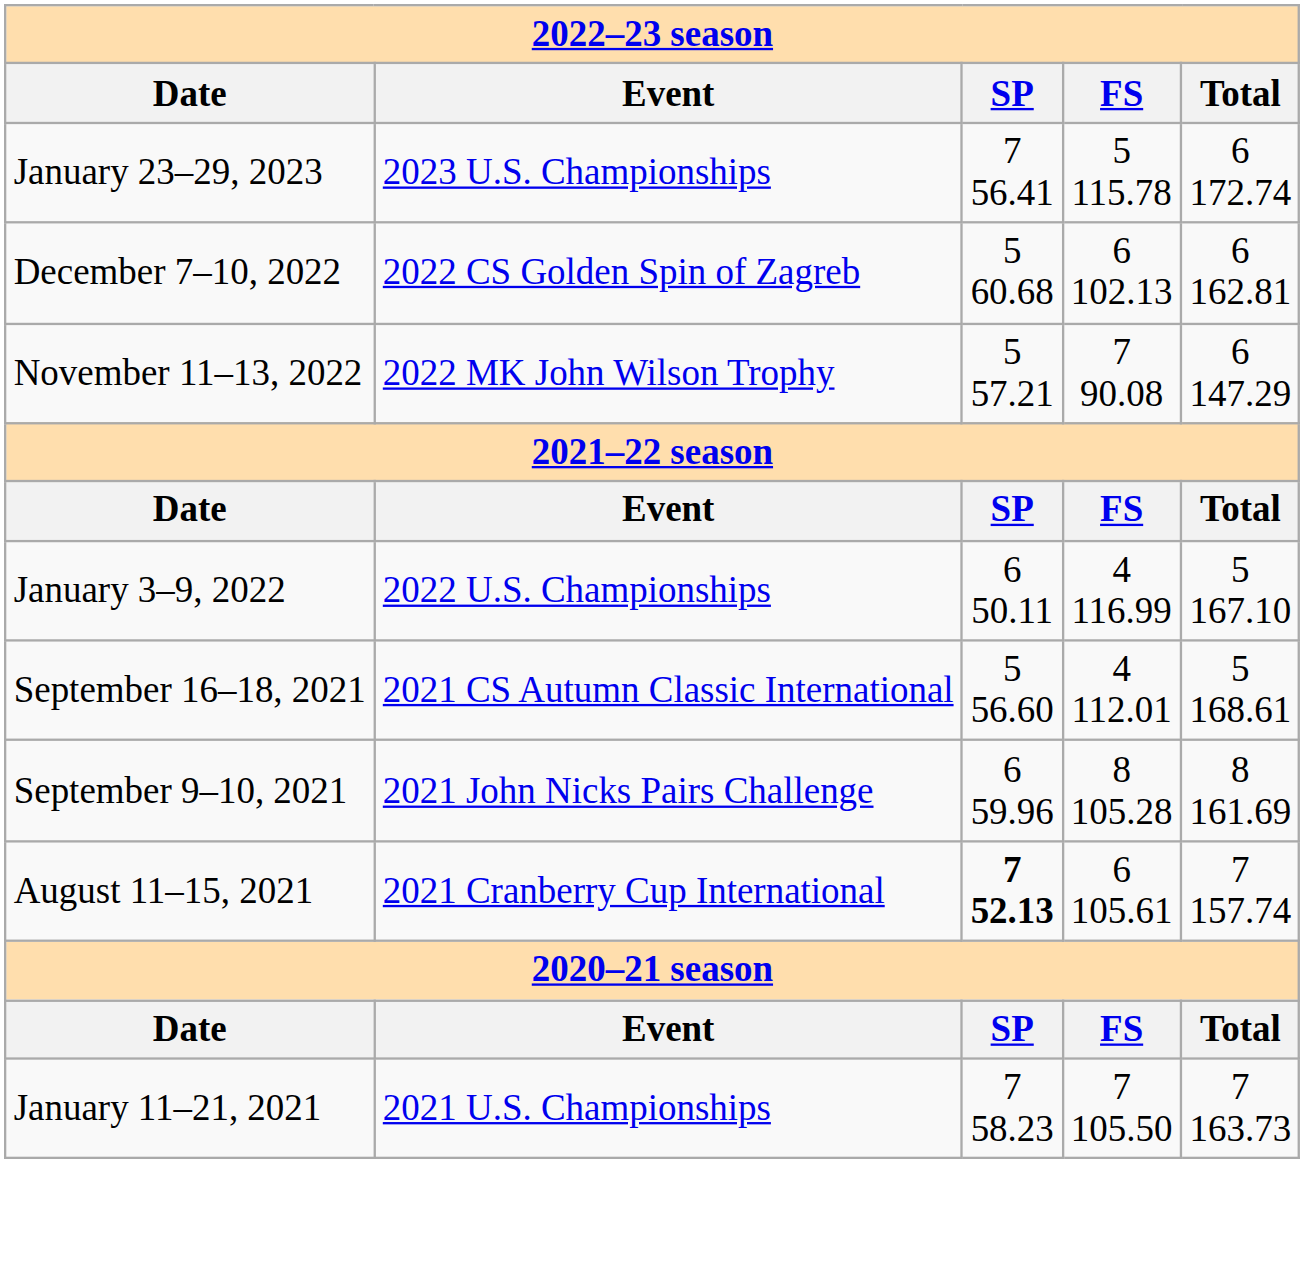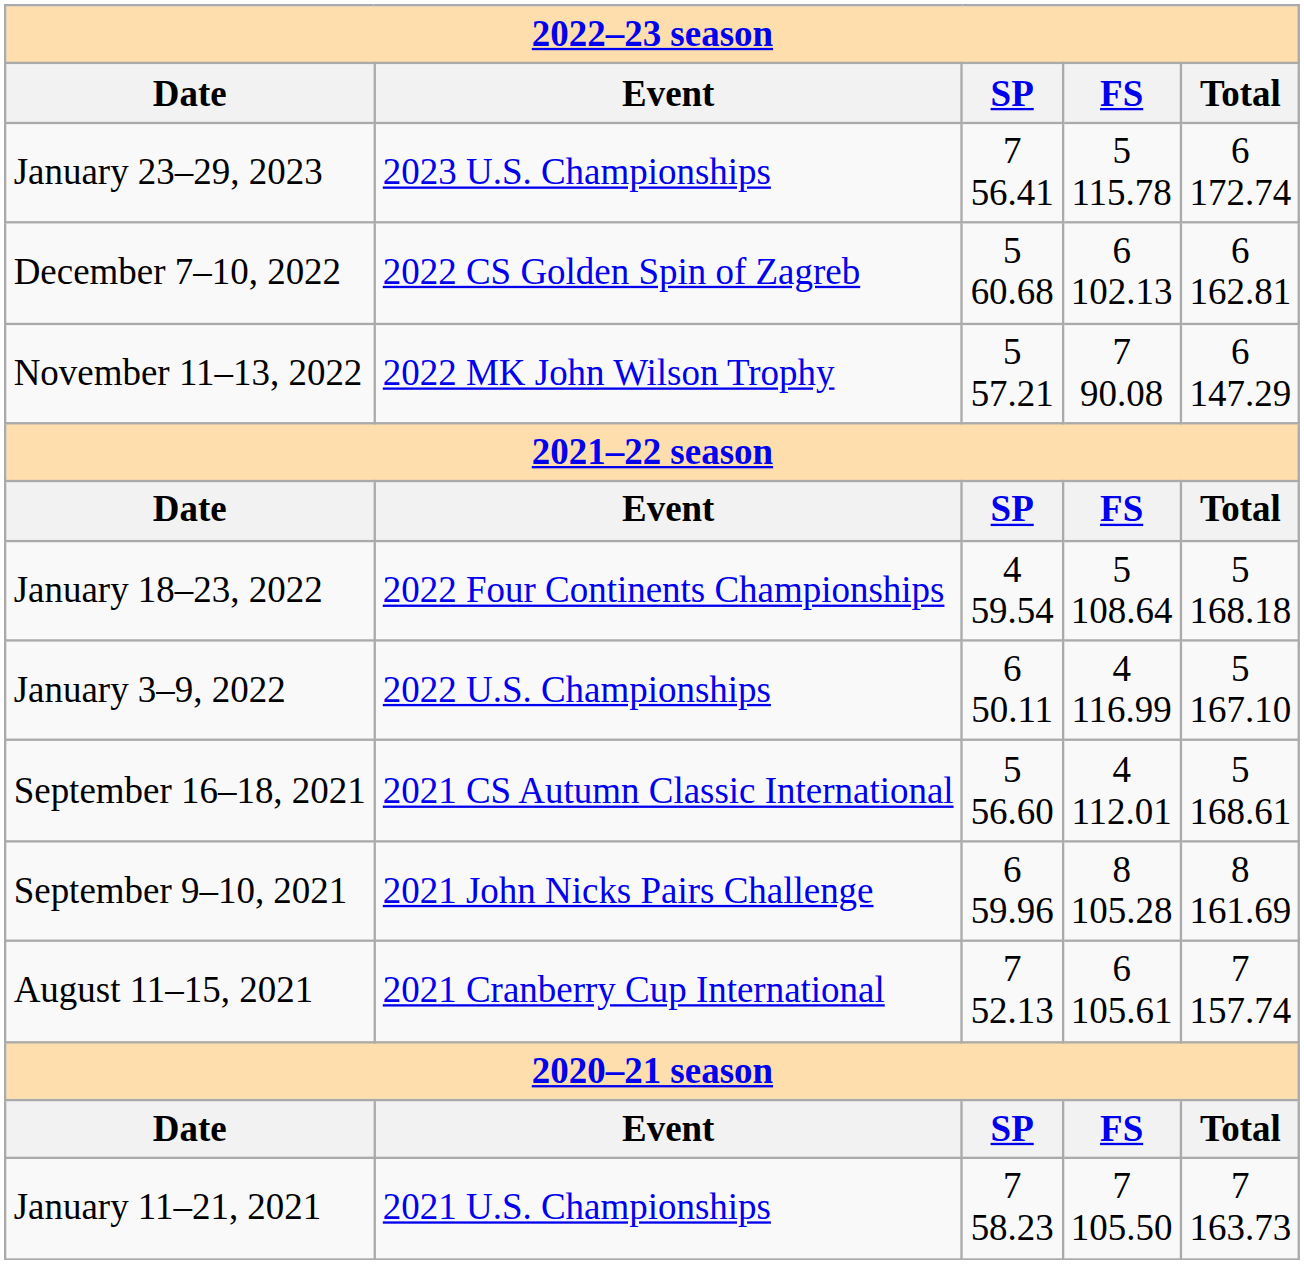+ row: (168, 589)
(1012, 890) bold -> (1012, 990) normal
